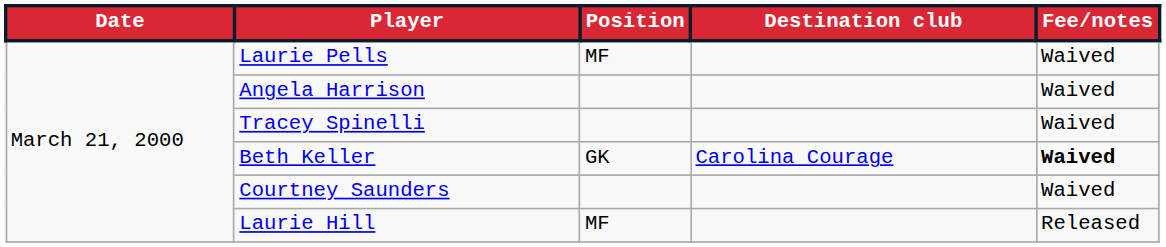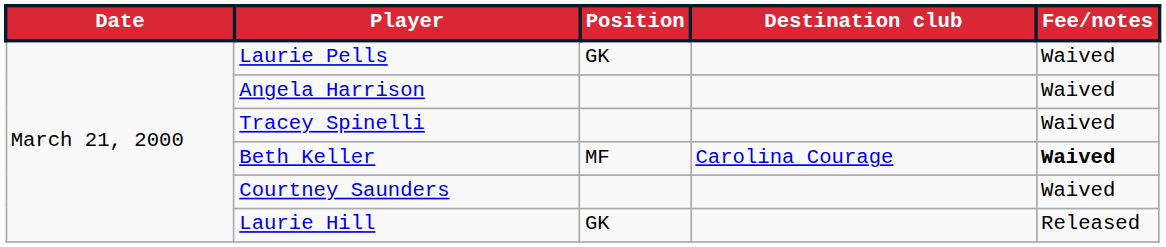(597, 58) MF -> (597, 58) GK
(597, 158) GK -> (597, 158) MF
(597, 225) MF -> (597, 225) GK
